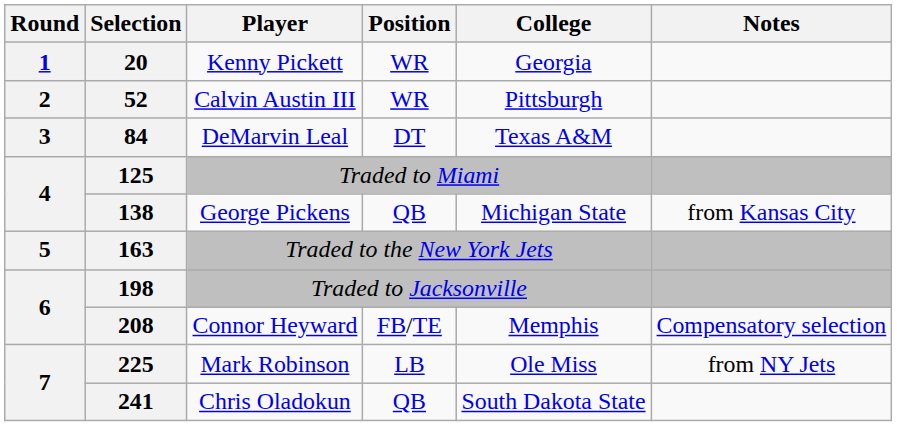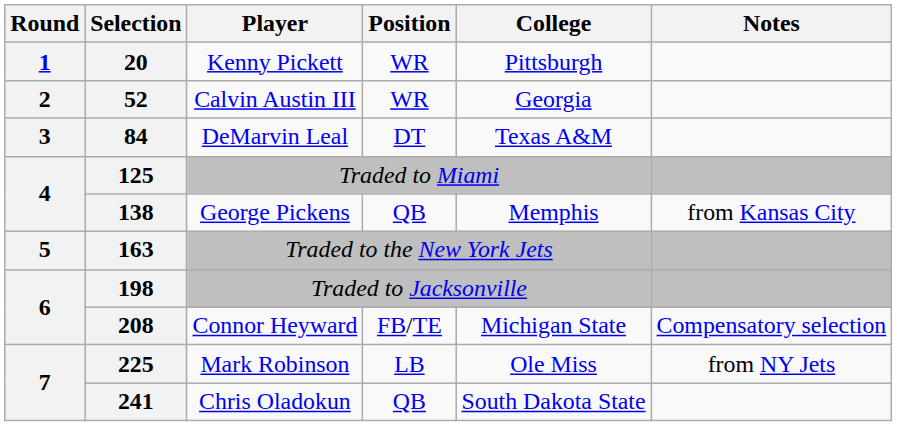(554, 61) Georgia -> (554, 61) Pittsburgh
(554, 99) Pittsburgh -> (554, 99) Georgia
(554, 212) Michigan State -> (554, 212) Memphis
(554, 325) Memphis -> (554, 325) Michigan State
